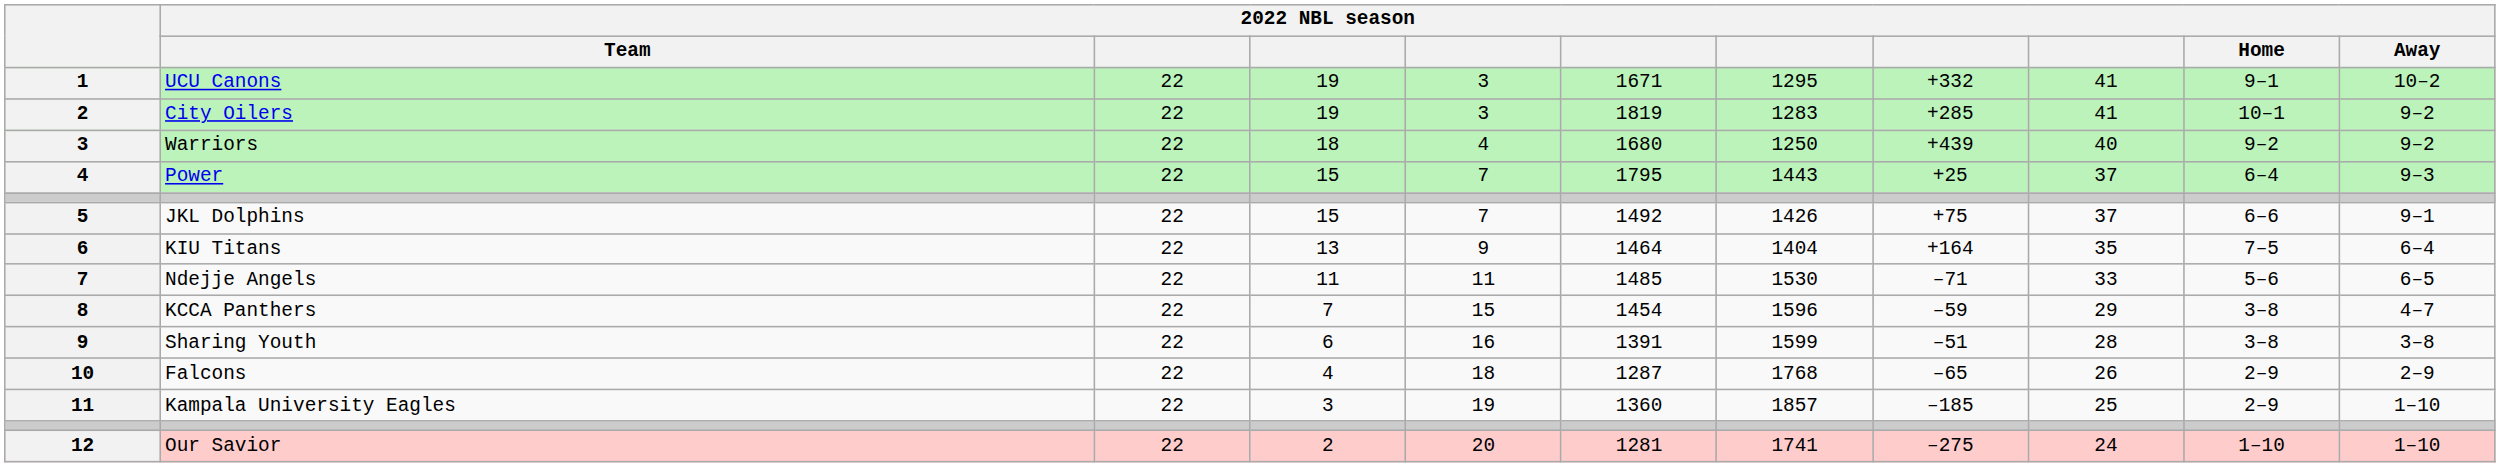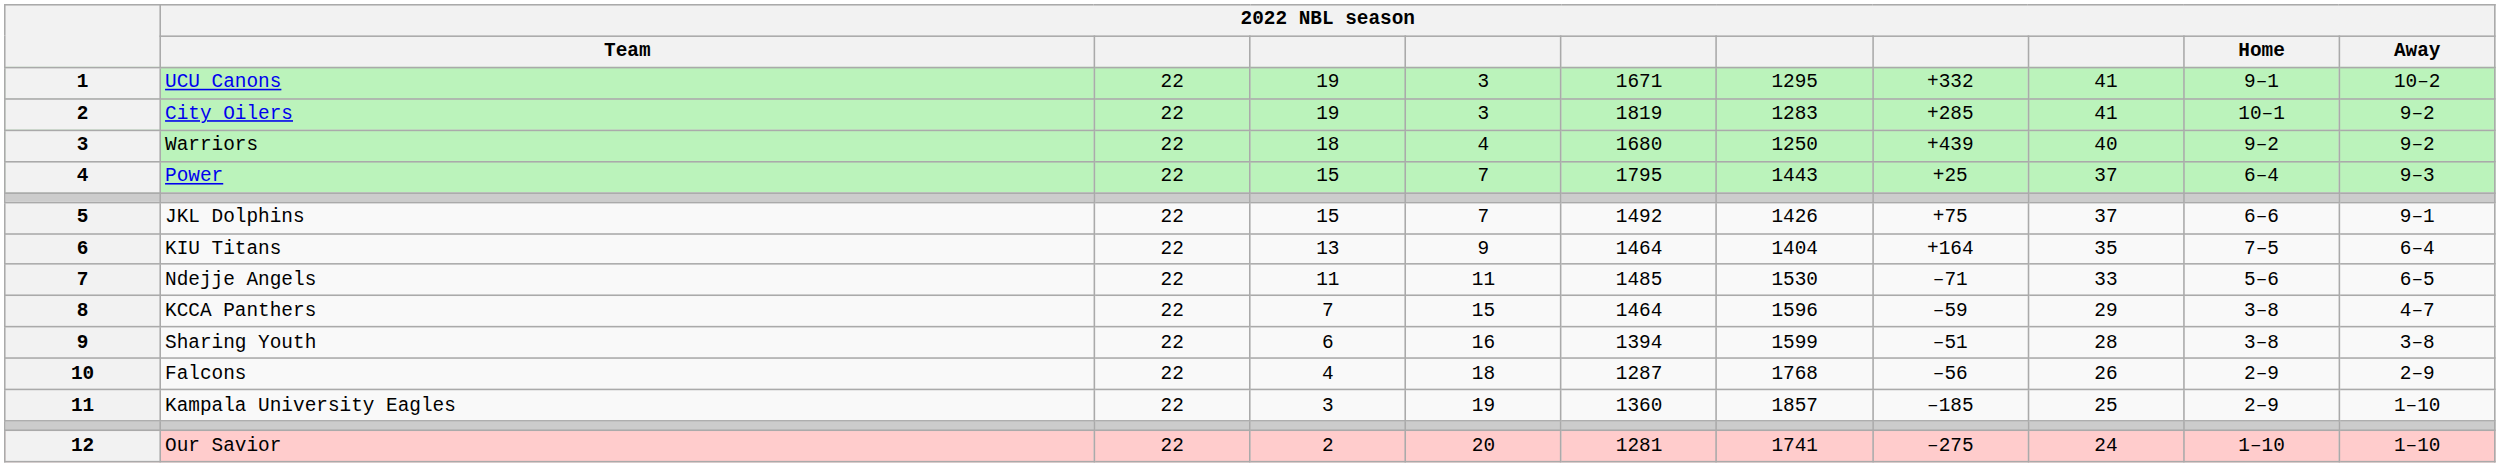(1639, 312) 1454 -> (1639, 312) 1464
(1639, 343) 1391 -> (1639, 343) 1394
(1950, 374) –65 -> (1950, 374) –56
